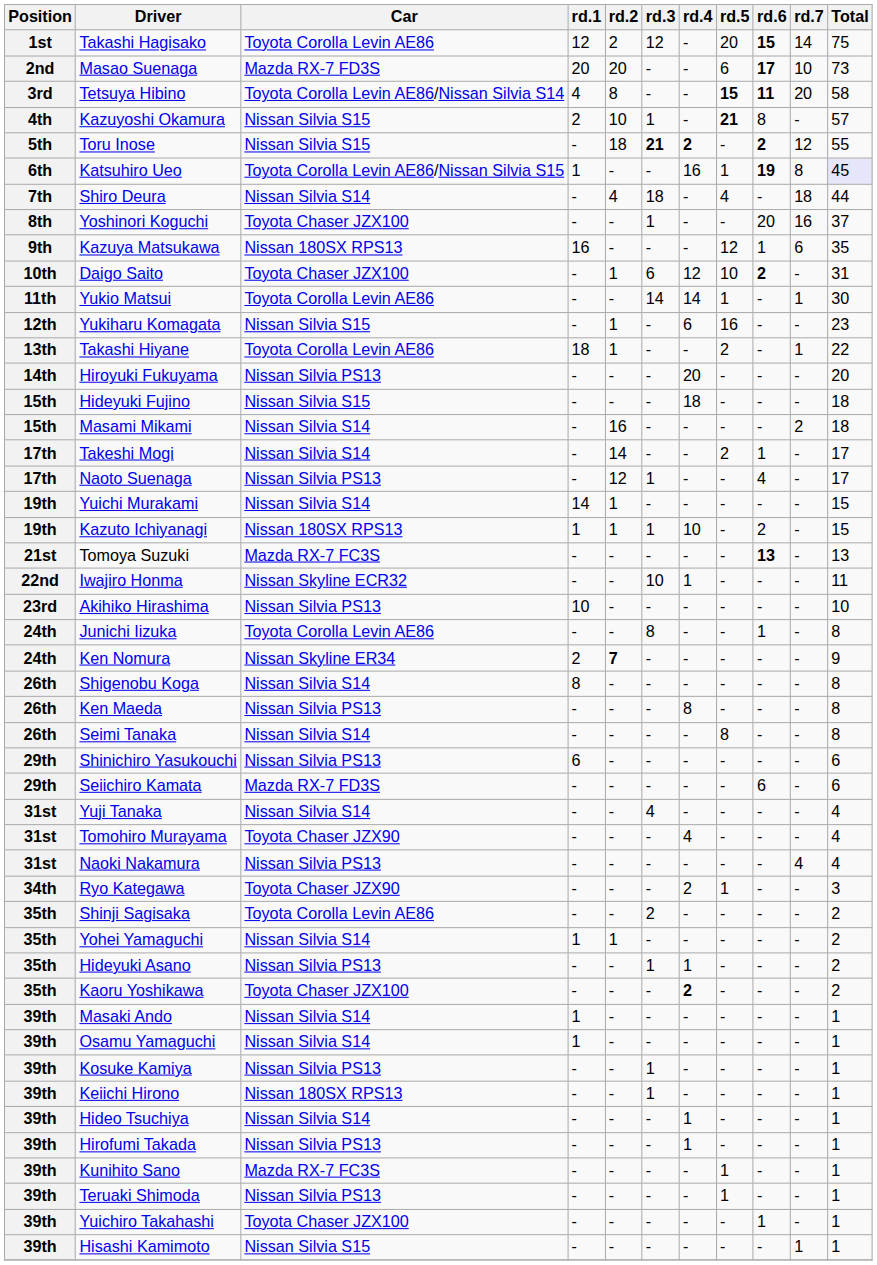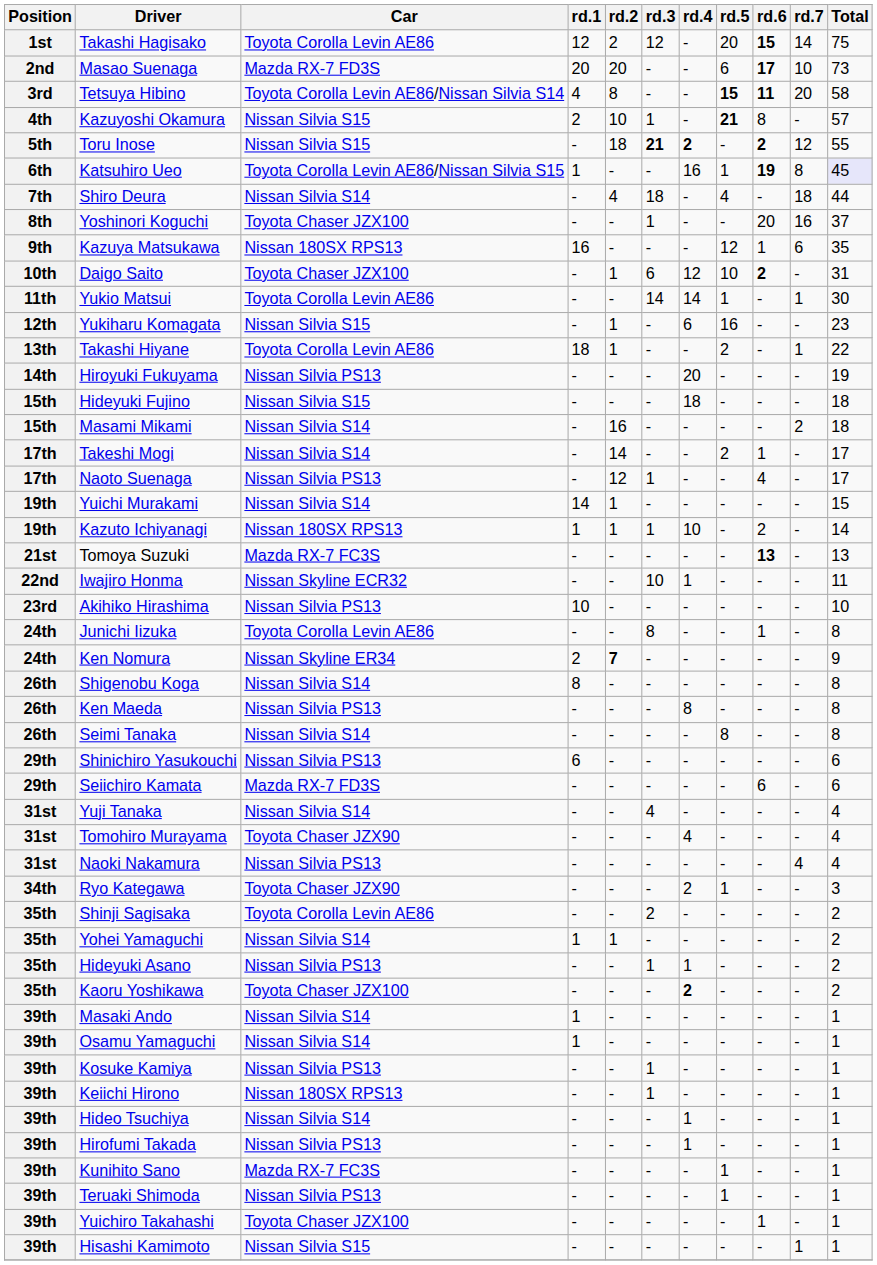(840, 376) 20 -> (840, 376) 19
(840, 529) 15 -> (840, 529) 14
